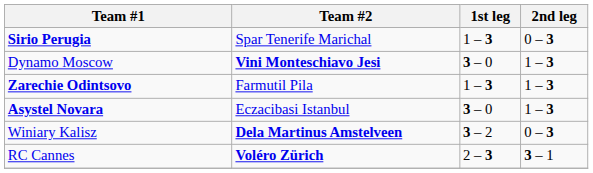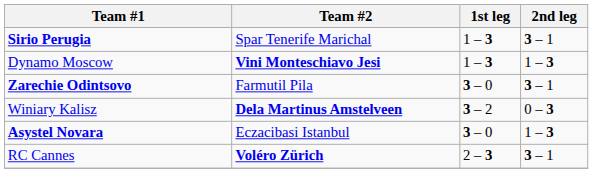(539, 39) 0 – 3 -> (539, 39) 3 – 1
(478, 62) 3 – 0 -> (478, 62) 1 – 3
(478, 86) 1 – 3 -> (478, 86) 3 – 0
(539, 86) 1 – 3 -> (539, 86) 3 – 1
rows swapped: (52, 132) <-> (55, 109)
